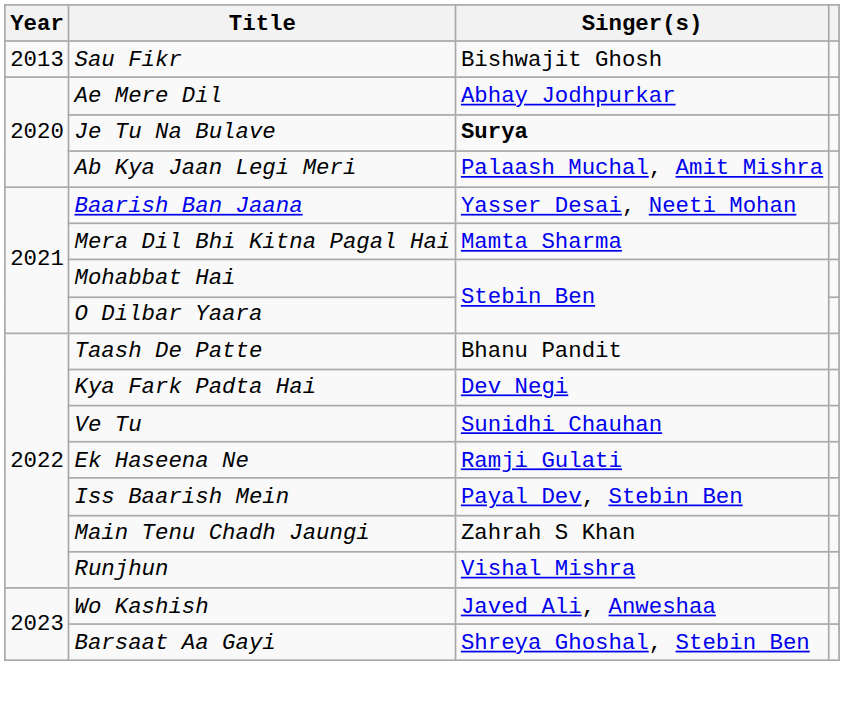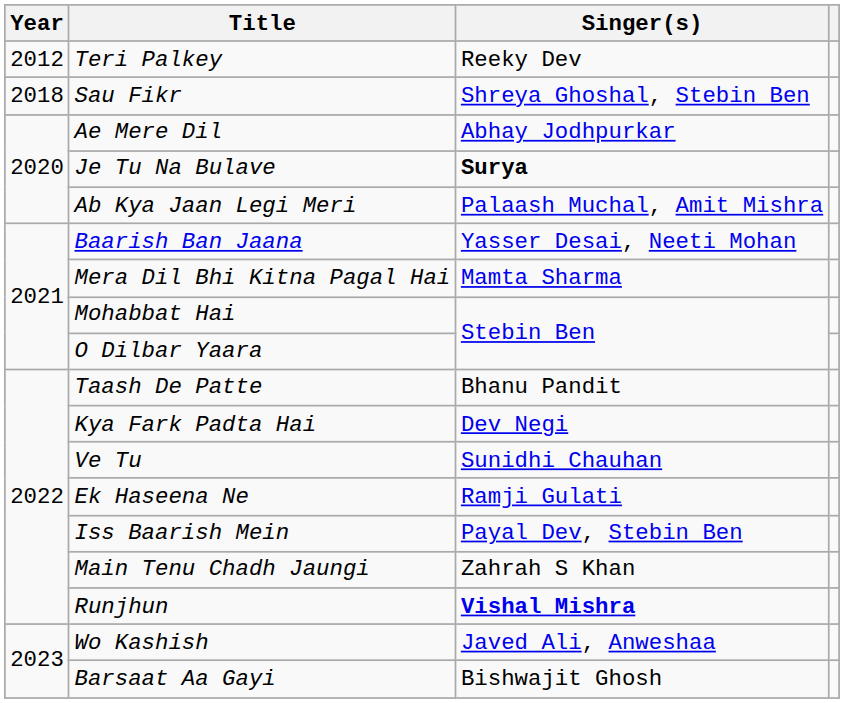+ row: (148, 60)
(37, 60) 2013 -> (37, 96) 2018
(562, 60) Bishwajit Ghosh -> (635, 96) Shreya Ghoshal, Stebin Ben
(548, 570) normal -> (548, 606) bold
(635, 643) Shreya Ghoshal, Stebin Ben -> (562, 679) Bishwajit Ghosh
